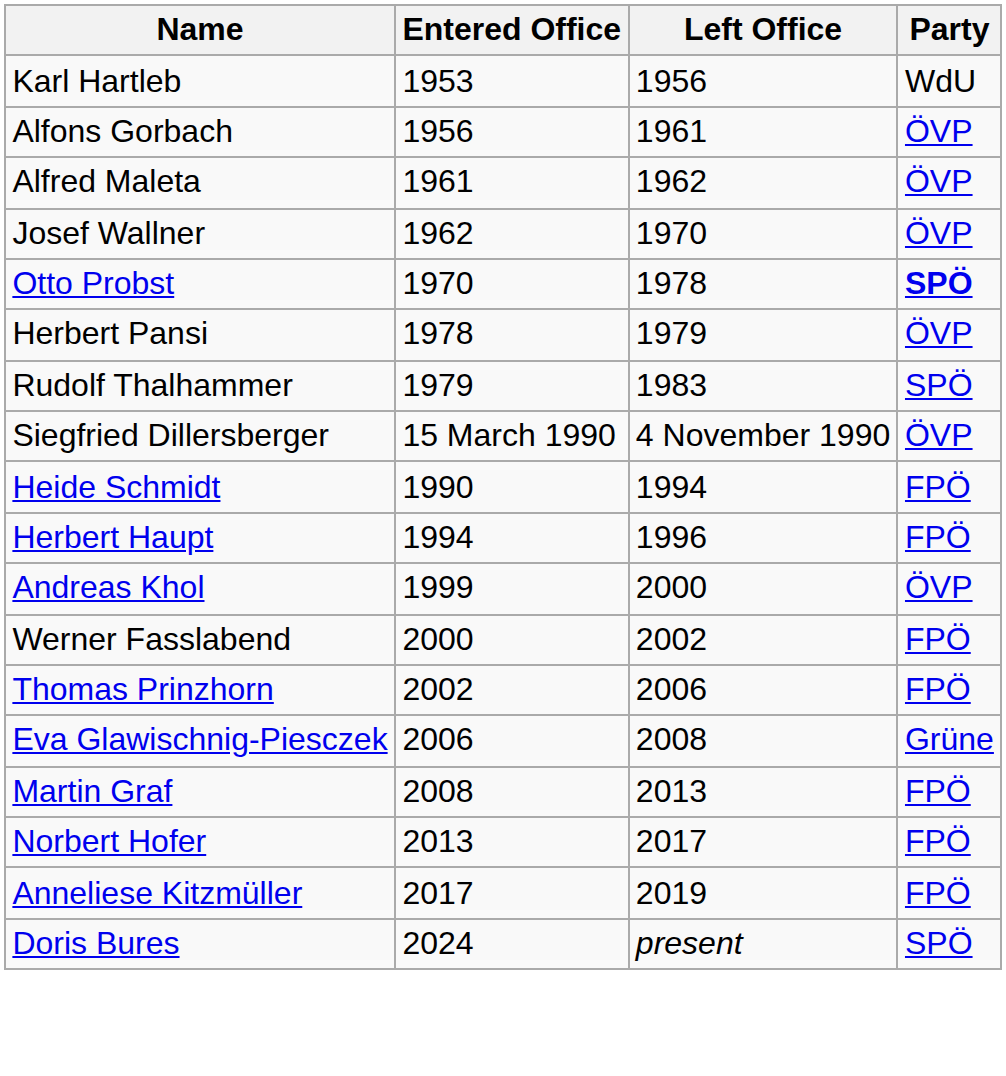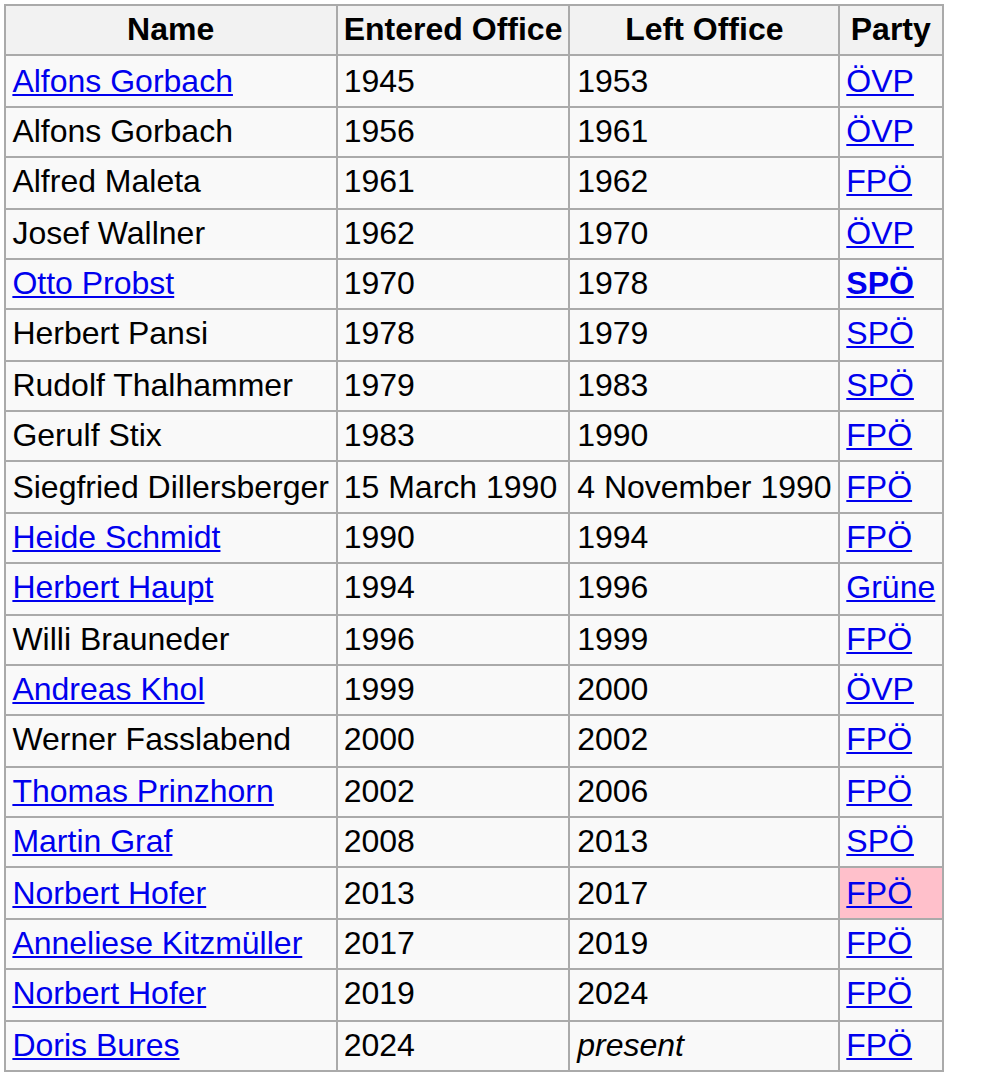+ row: (123, 80)
- row: (97, 80)
(939, 182) ÖVP -> (879, 182) FPÖ
(939, 334) ÖVP -> (880, 334) SPÖ
+ row: (87, 435)
(939, 435) ÖVP -> (879, 486) FPÖ
(938, 537) FPÖ -> (891, 588) Grüne
+ row: (121, 638)
- row: (200, 740)
(938, 791) FPÖ -> (880, 841) SPÖ
(938, 841) no background -> (879, 892) pink background
+ row: (109, 994)
(939, 943) SPÖ -> (879, 1044) FPÖ
